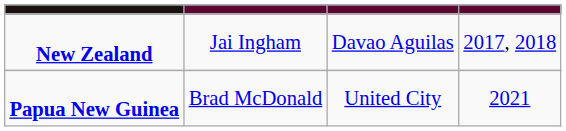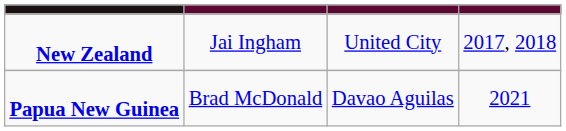(393, 41) Davao Aguilas -> (393, 41) United City
(393, 97) United City -> (393, 97) Davao Aguilas
